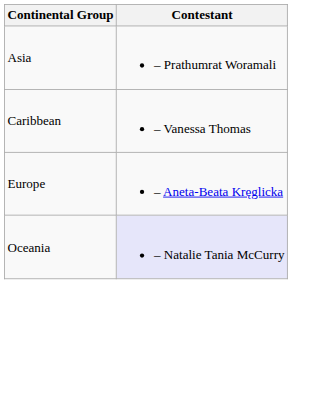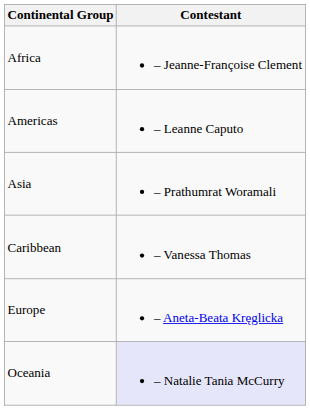+ row: (24, 57)
+ row: (32, 120)
